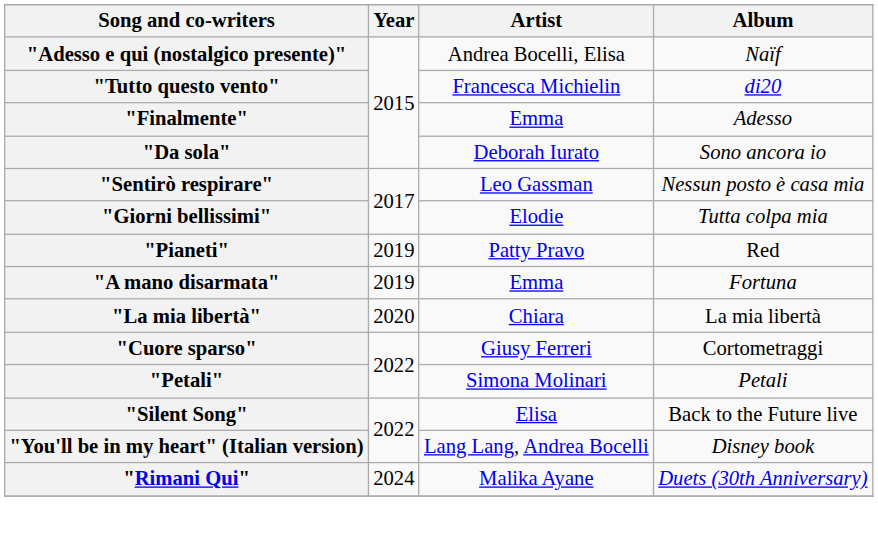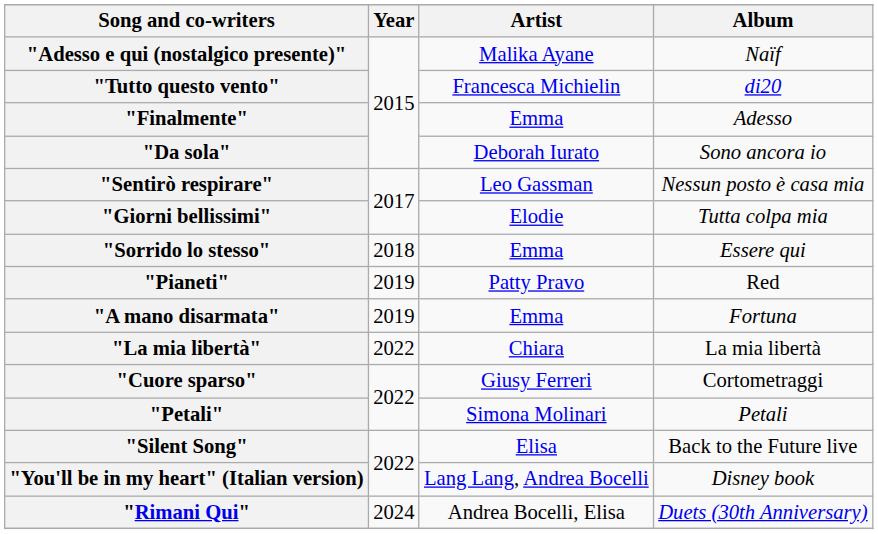(536, 53) Andrea Bocelli, Elisa -> (536, 53) Malika Ayane
+ row: (187, 250)
(394, 315) 2020 -> (394, 348) 2022
(536, 479) Malika Ayane -> (536, 511) Andrea Bocelli, Elisa
